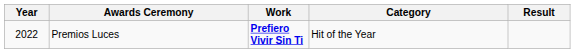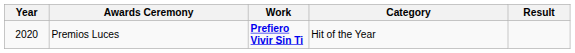(27, 34) 2022 -> (27, 34) 2020
